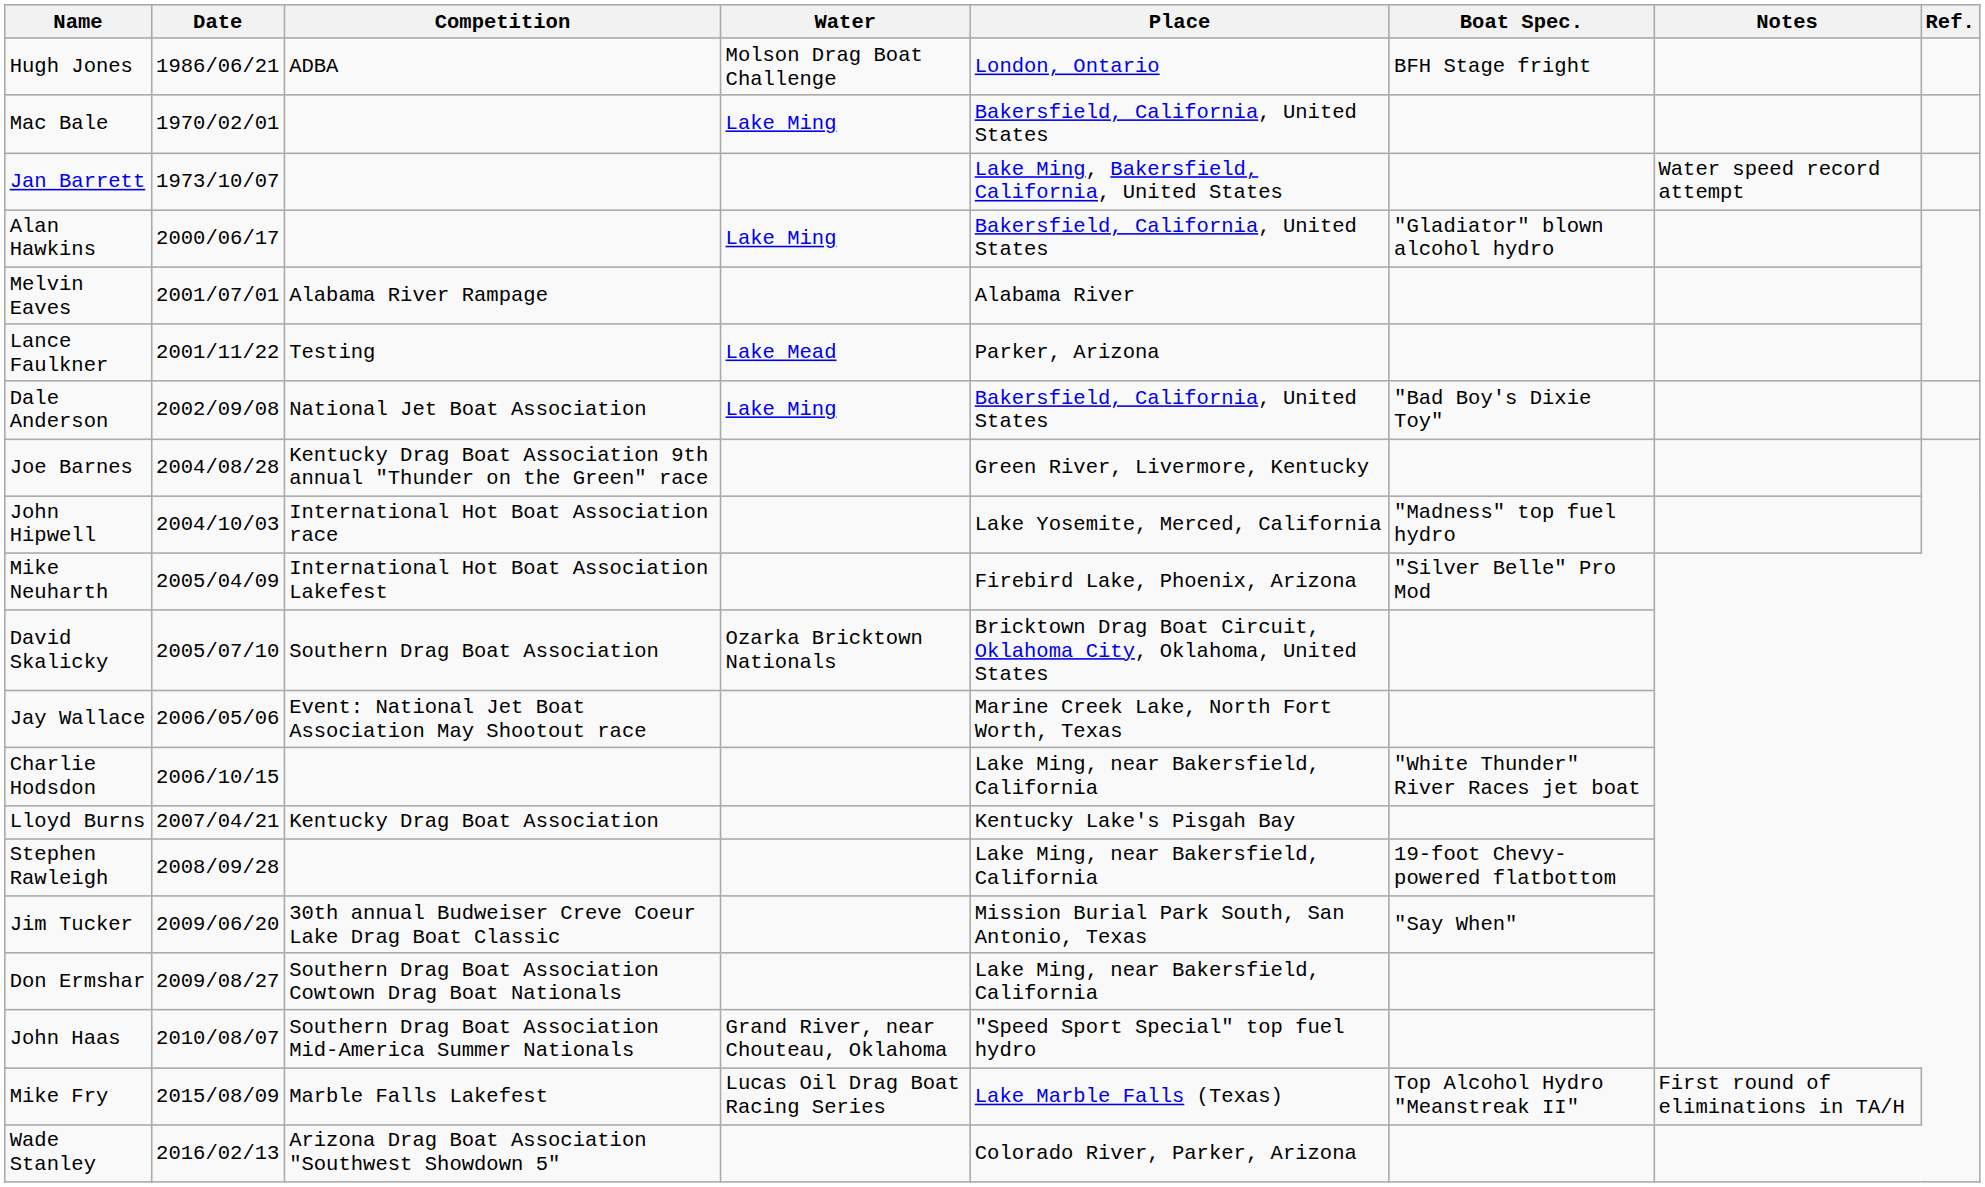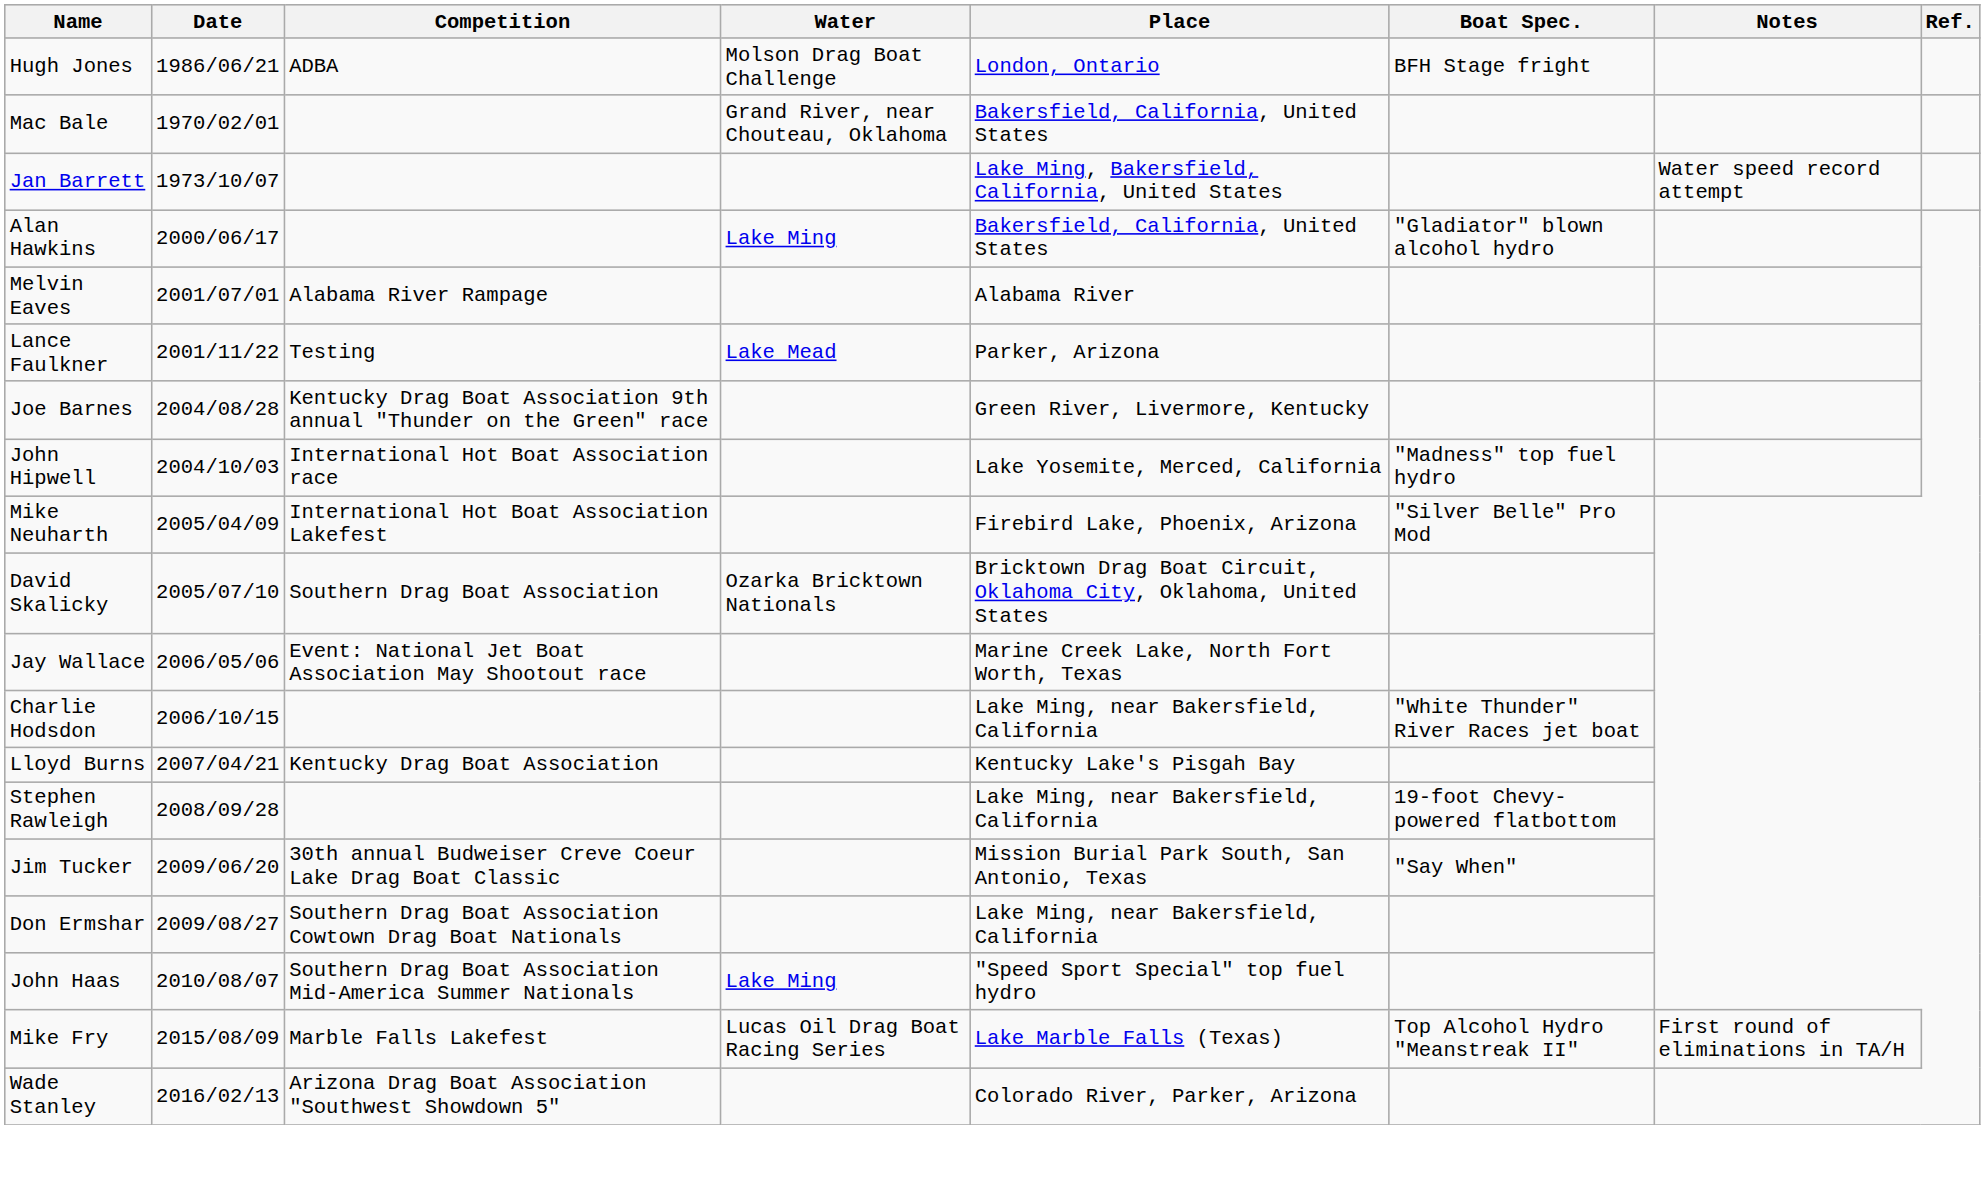(781, 124) Lake Ming -> (837, 124) Grand River, near Chouteau, Oklahoma
- row: (59, 410)
(837, 1039) Grand River, near Chouteau, Oklahoma -> (781, 982) Lake Ming
